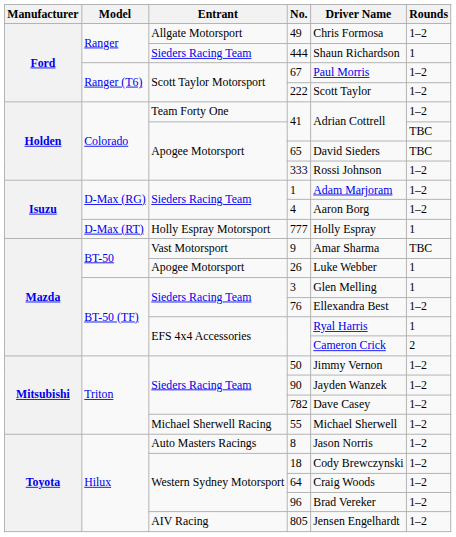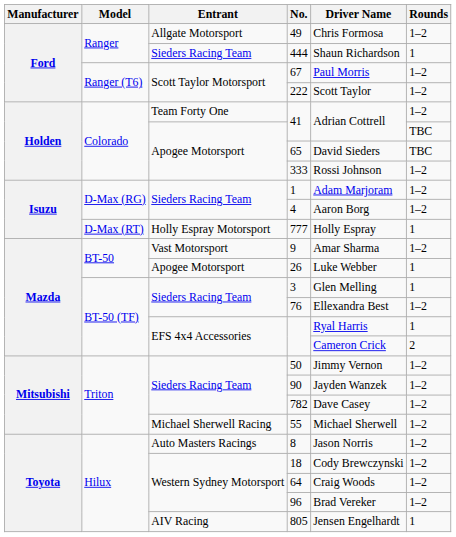(421, 248) TBC -> (418, 248) 1–2
(418, 521) 1–2 -> (412, 521) 1
